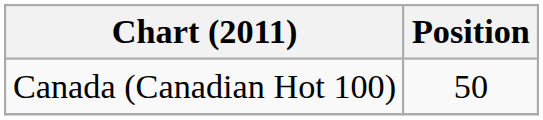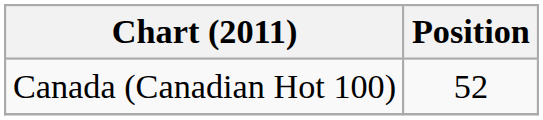(471, 85) 50 -> (471, 85) 52
